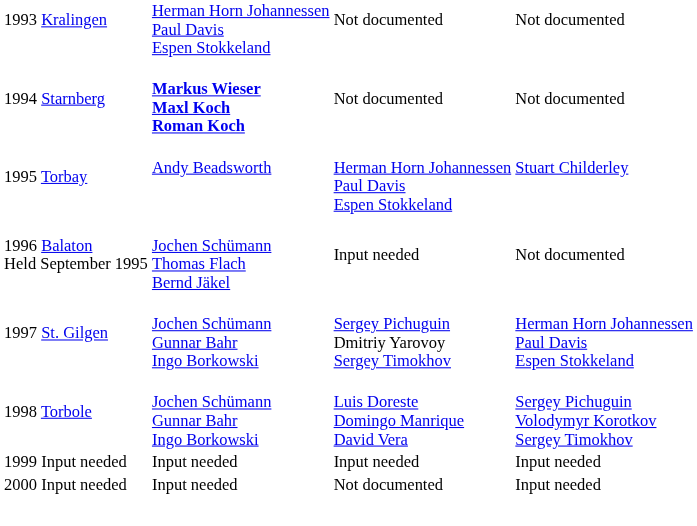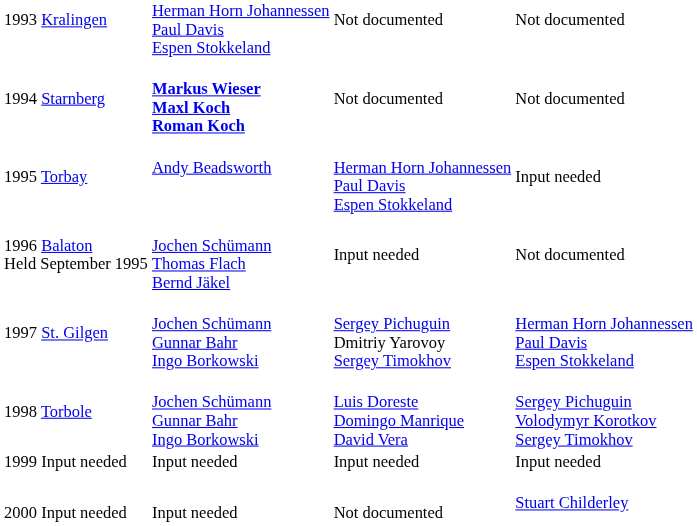(572, 185) Stuart Childerley -> (558, 176) Input needed
(558, 484) Input needed -> (572, 521) Stuart Childerley
